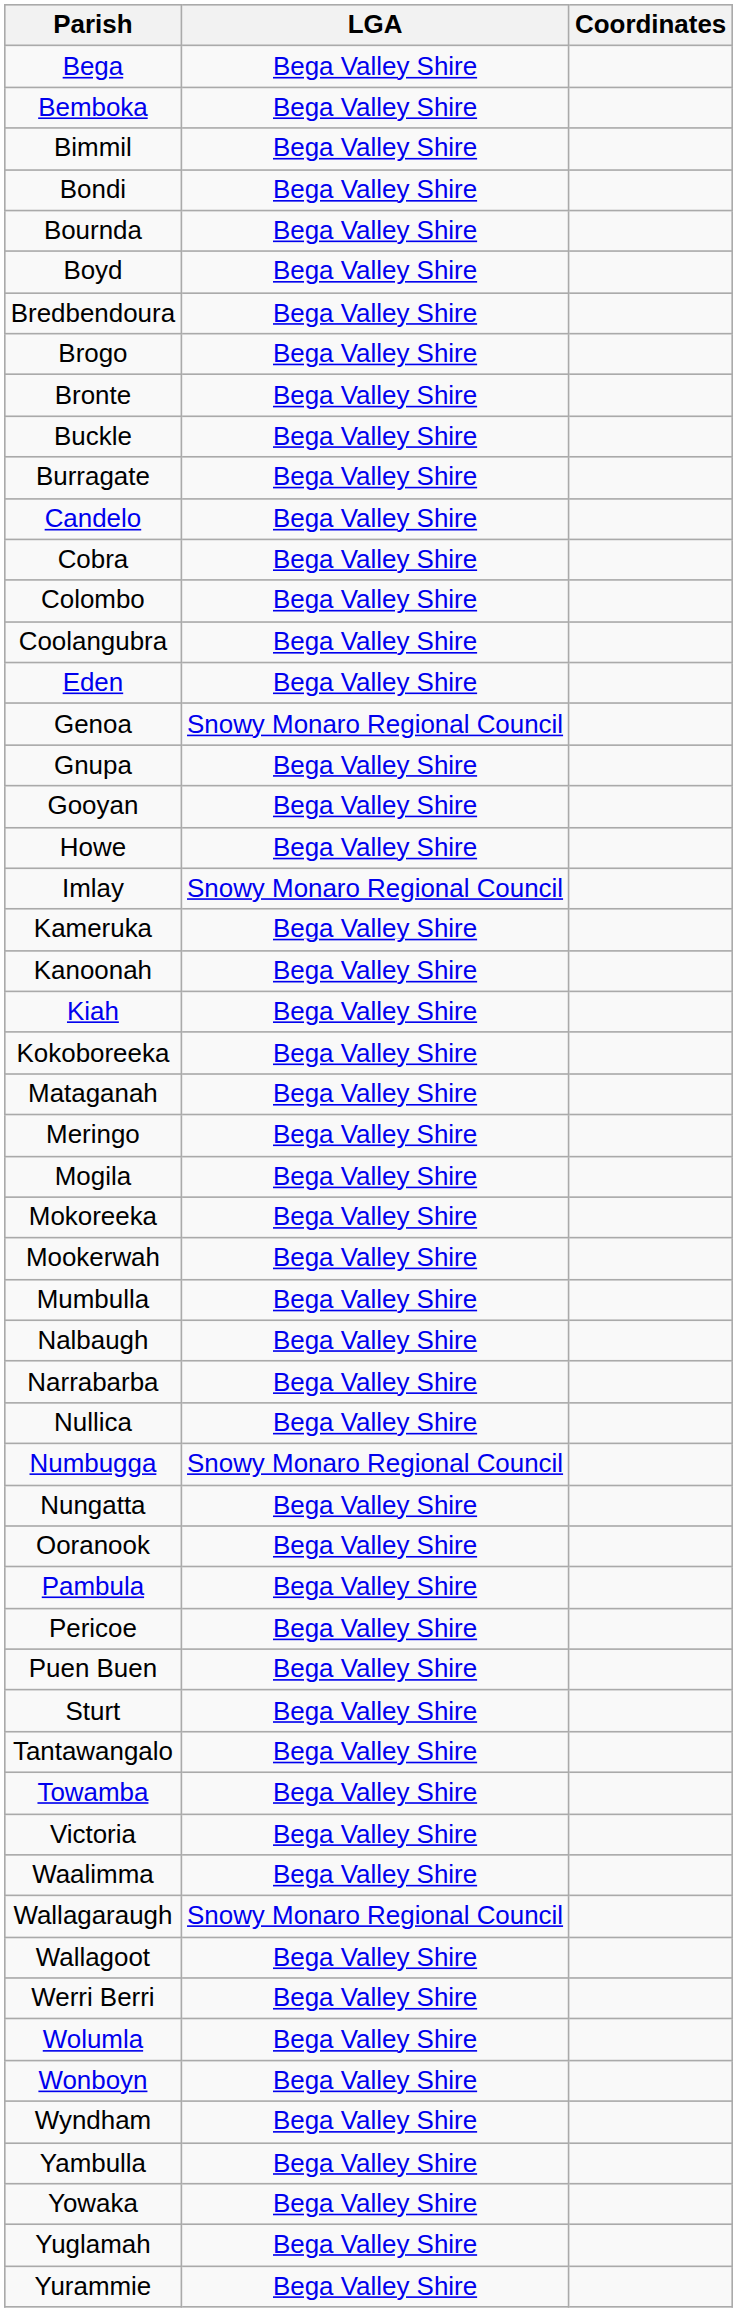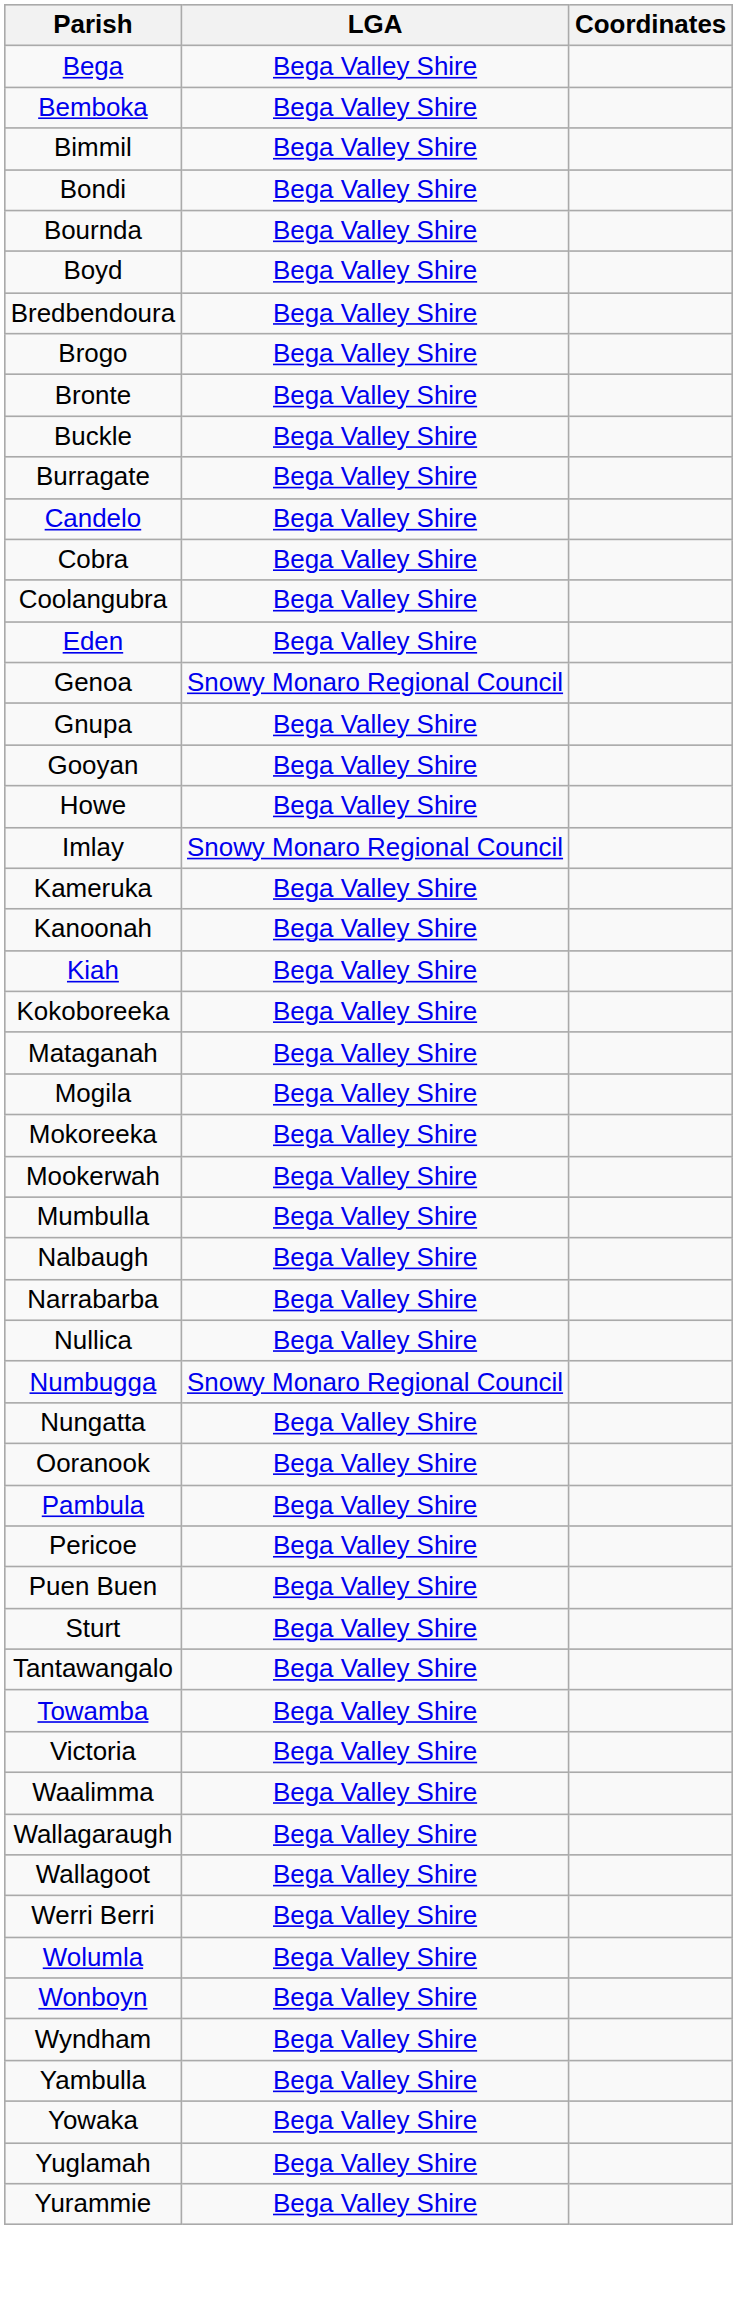- row: (93, 600)
- row: (93, 1134)
(375, 1915) Snowy Monaro Regional Council -> (375, 1833) Bega Valley Shire
